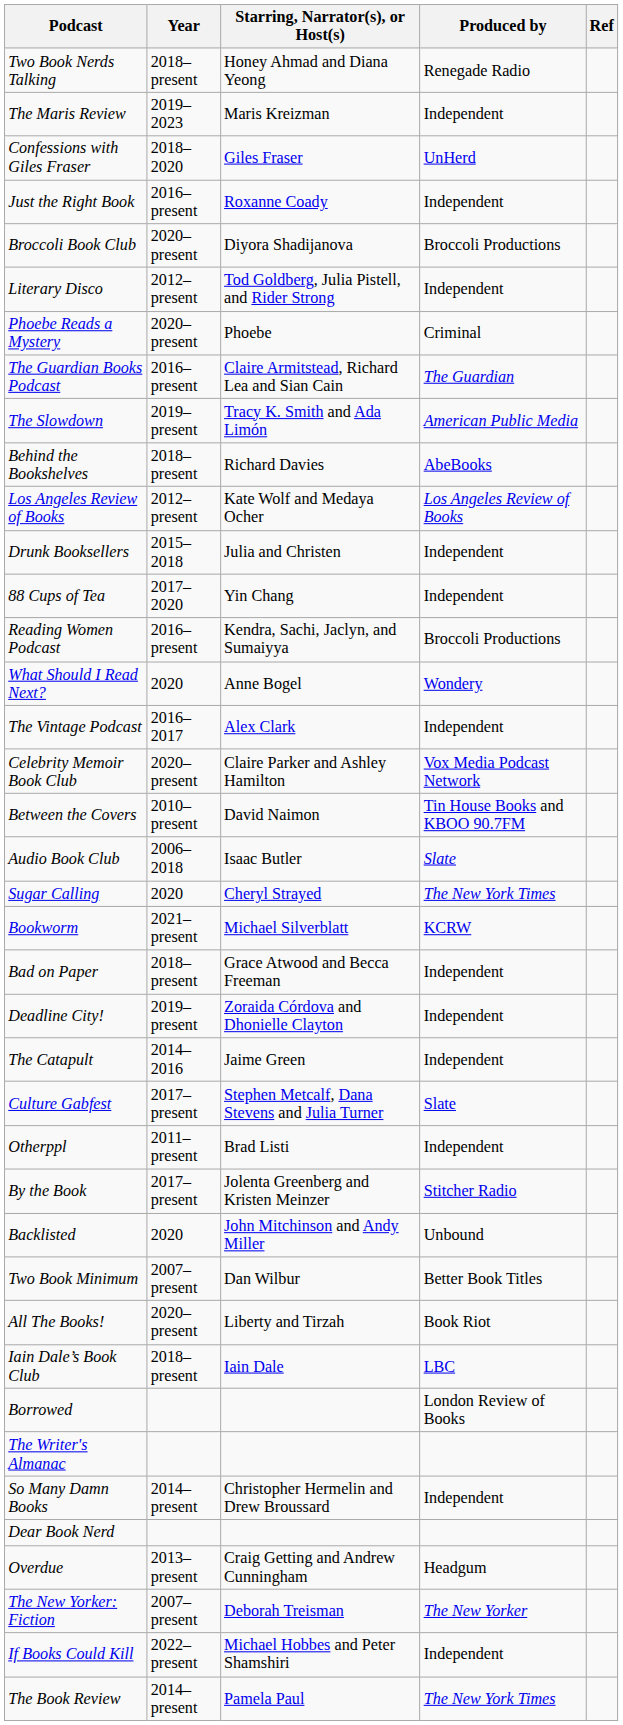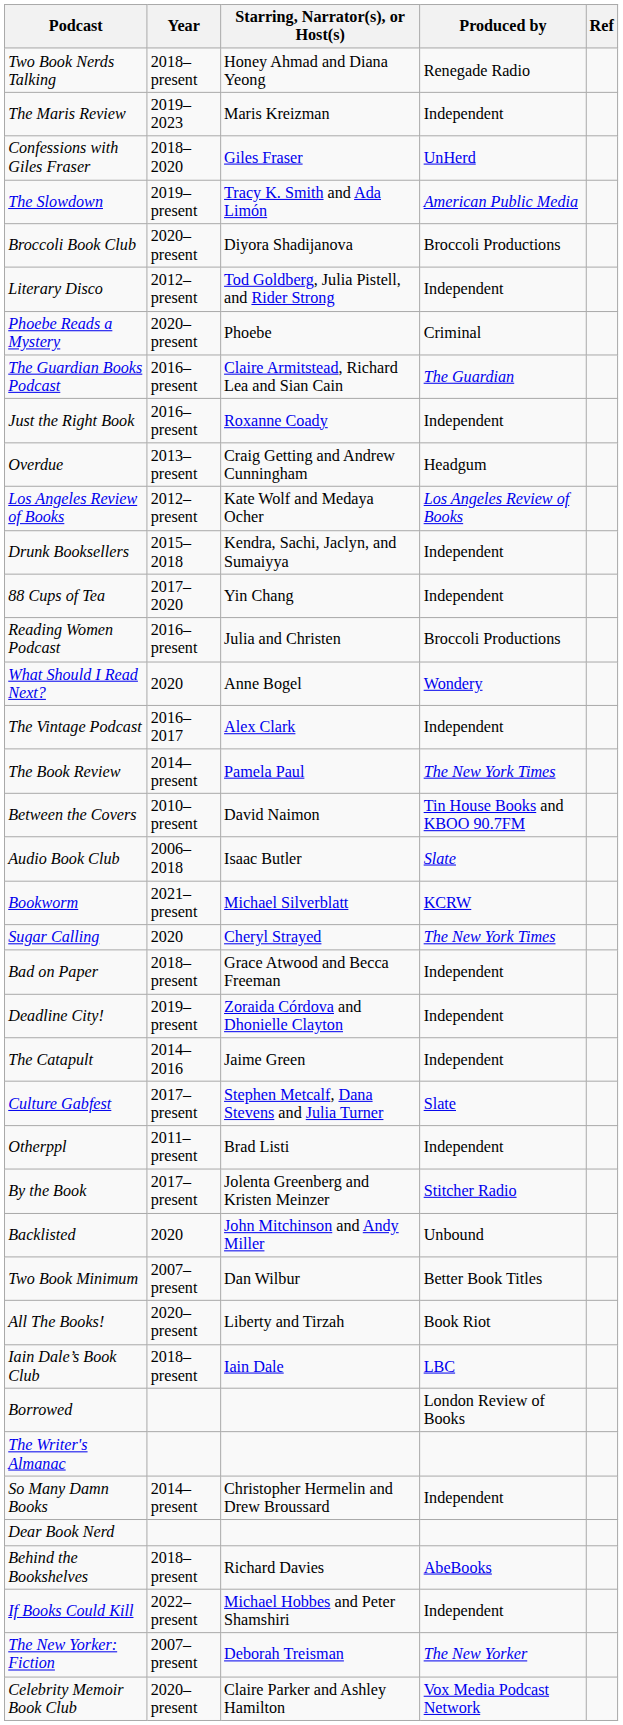rows swapped: (56, 420) <-> (71, 201)
rows swapped: (48, 464) <-> (36, 1567)
(282, 552) Julia and Christen -> (310, 552) Kendra, Sachi, Jaclyn, and Sumaiyya
(310, 639) Kendra, Sachi, Jaclyn, and Sumaiyya -> (282, 639) Julia and Christen
rows swapped: (64, 1698) <-> (66, 771)
rows swapped: (54, 893) <-> (43, 928)
rows swapped: (71, 1654) <-> (63, 1610)
